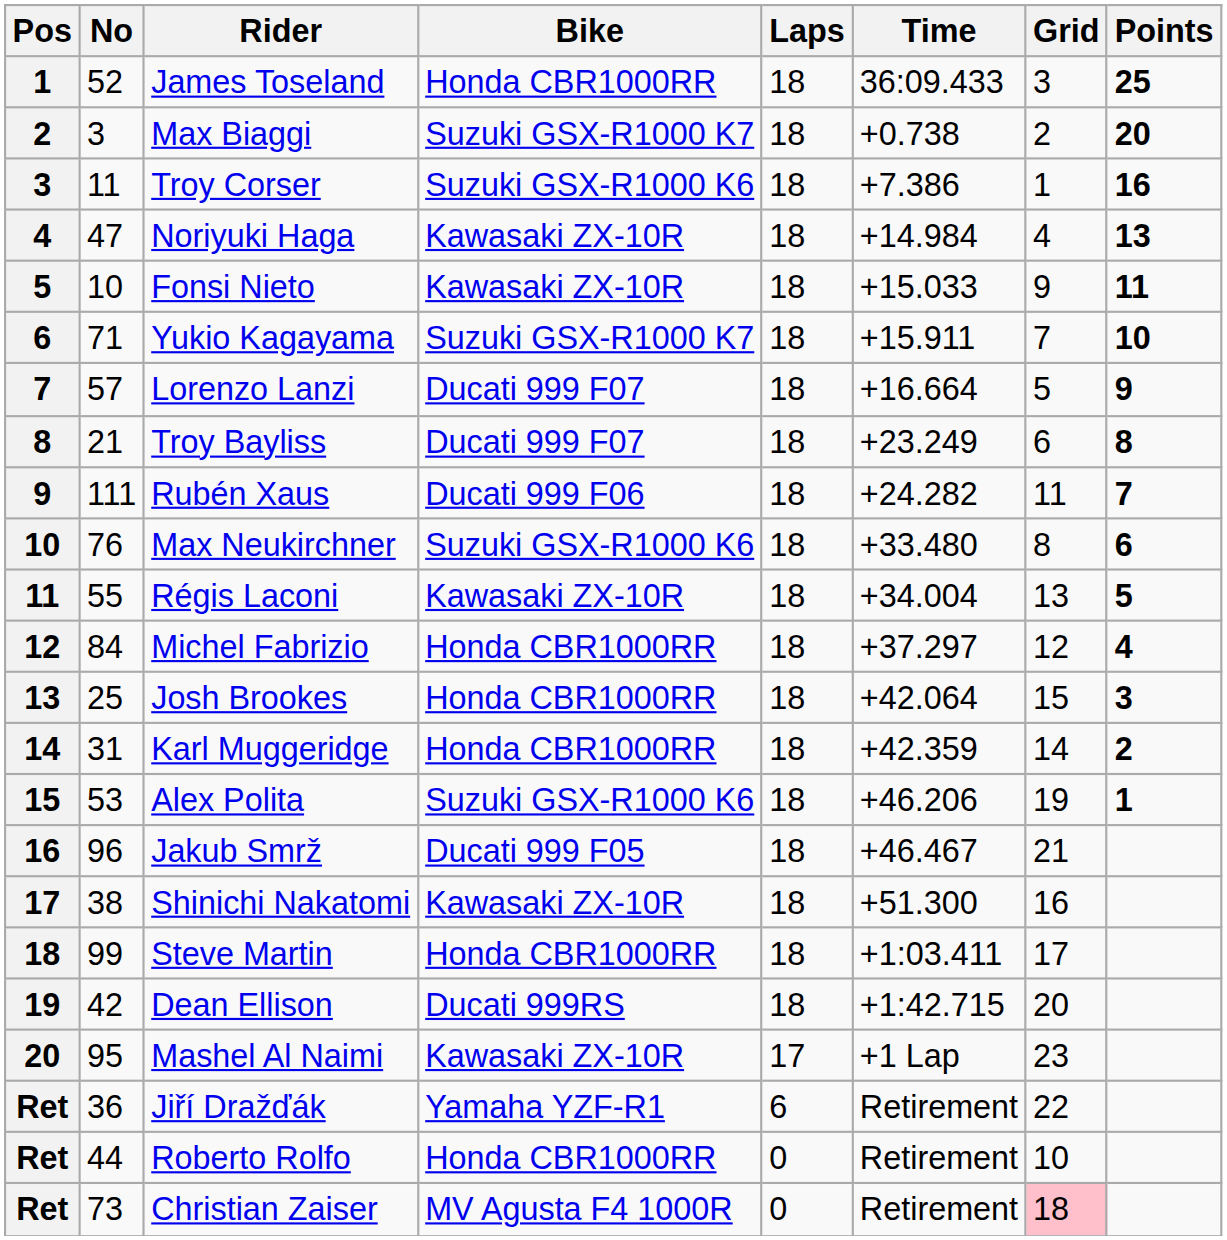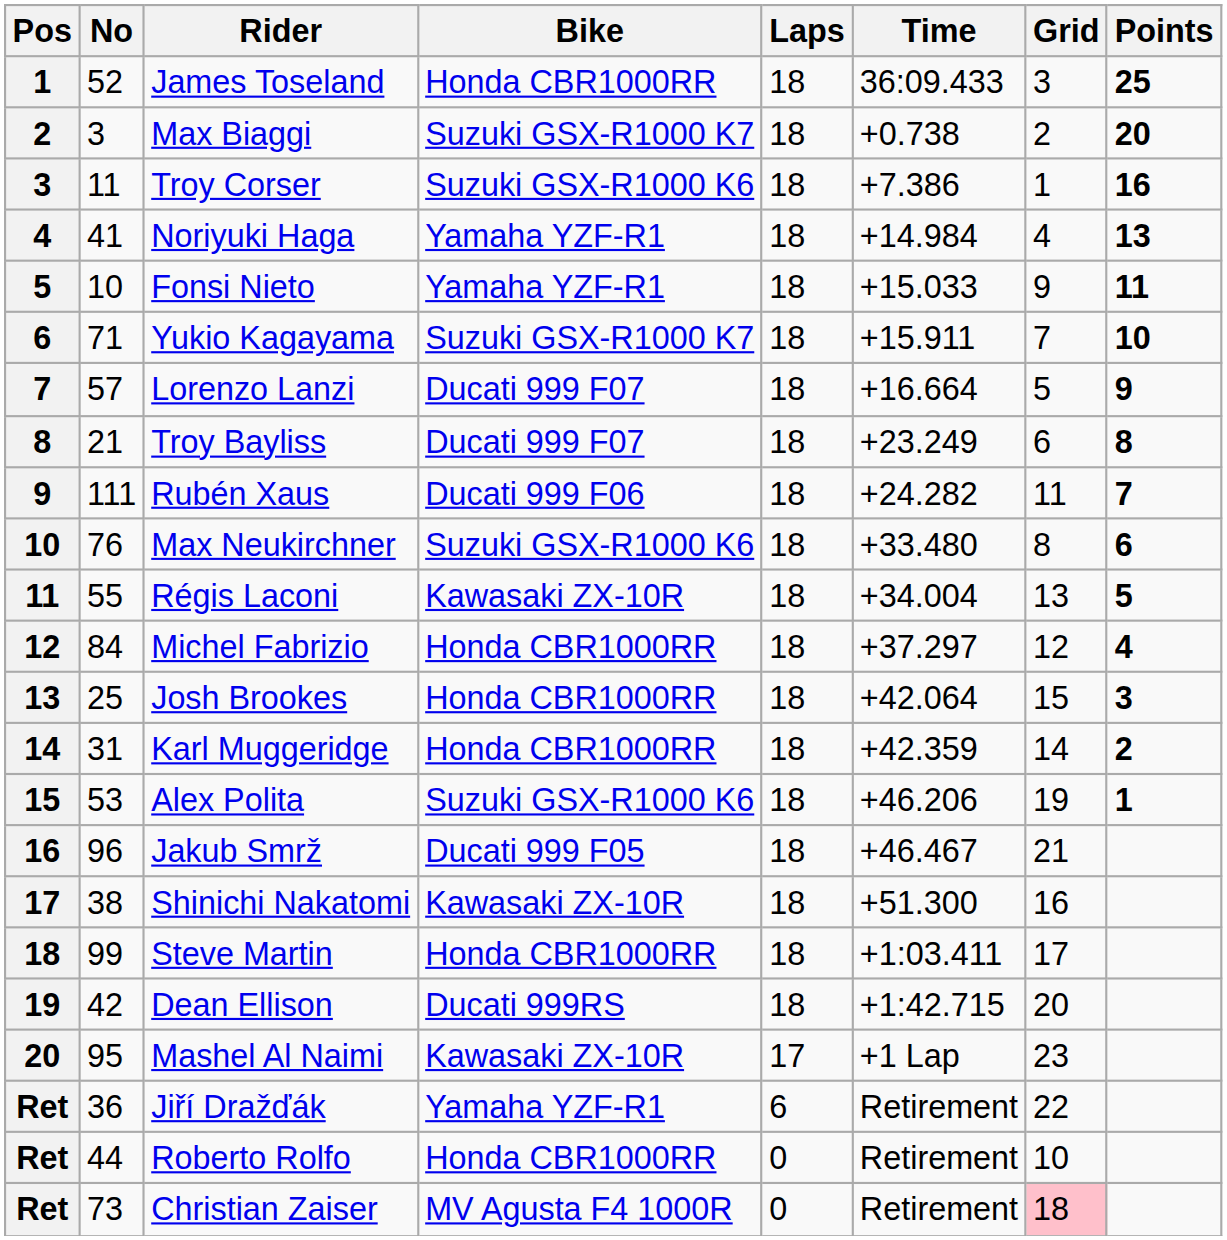(105, 236) 47 -> (105, 236) 41
(555, 236) Kawasaki ZX-10R -> (545, 236) Yamaha YZF-R1
(555, 287) Kawasaki ZX-10R -> (545, 287) Yamaha YZF-R1
